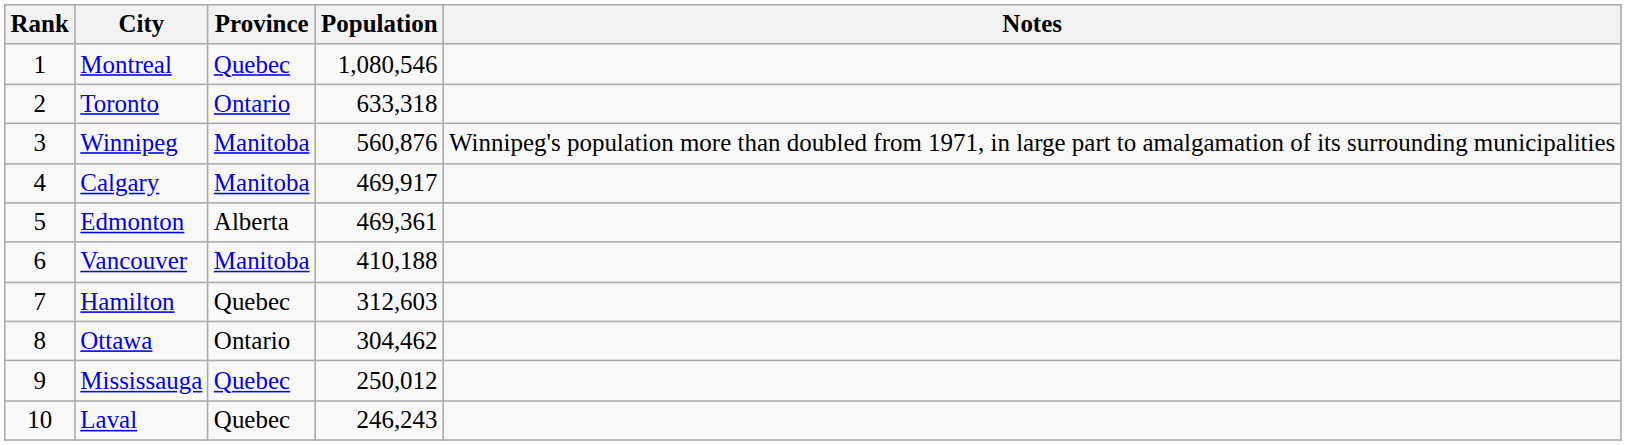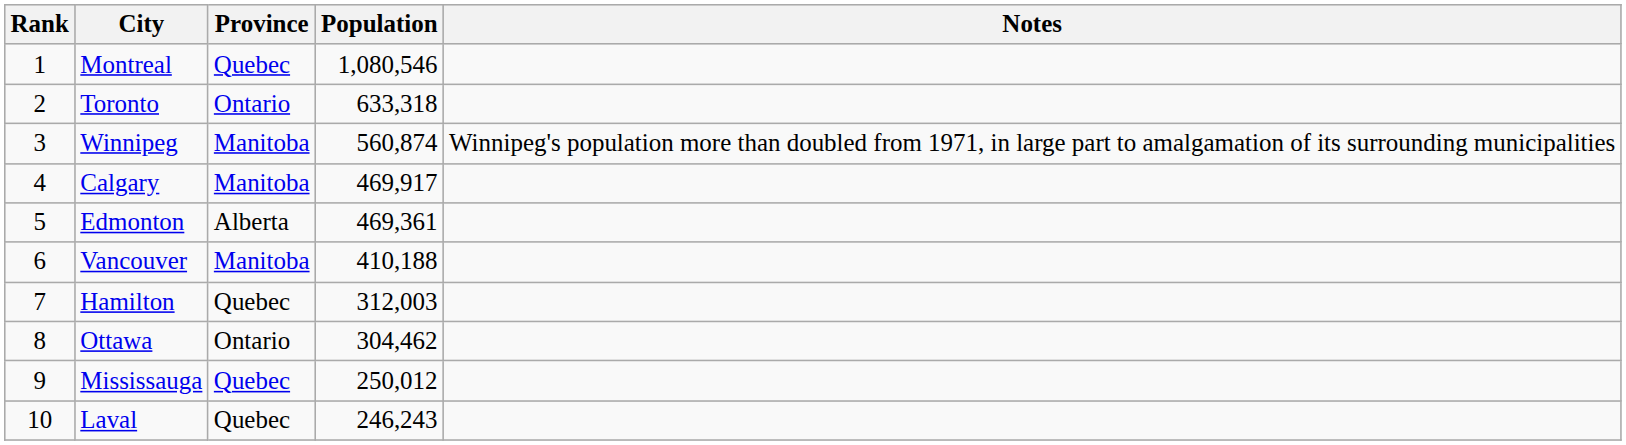(397, 143) 560,876 -> (397, 143) 560,874
(397, 301) 312,603 -> (397, 301) 312,003
